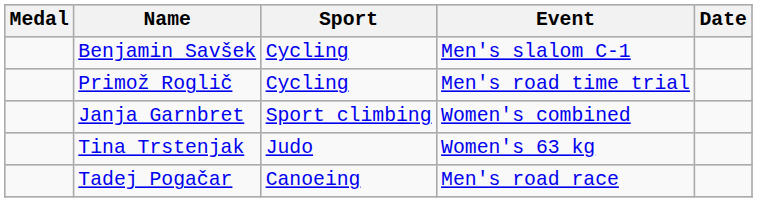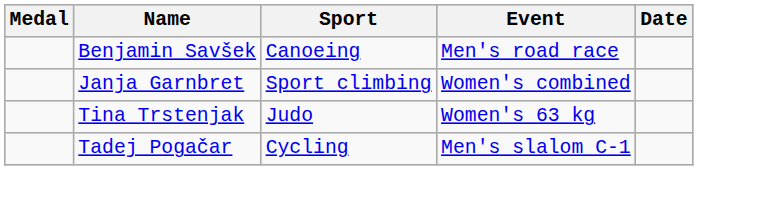(307, 53) Cycling -> (313, 53) Canoeing
(536, 53) Men's slalom C-1 -> (530, 53) Men's road race
- row: (155, 85)
(313, 181) Canoeing -> (307, 149) Cycling
(530, 181) Men's road race -> (536, 149) Men's slalom C-1
